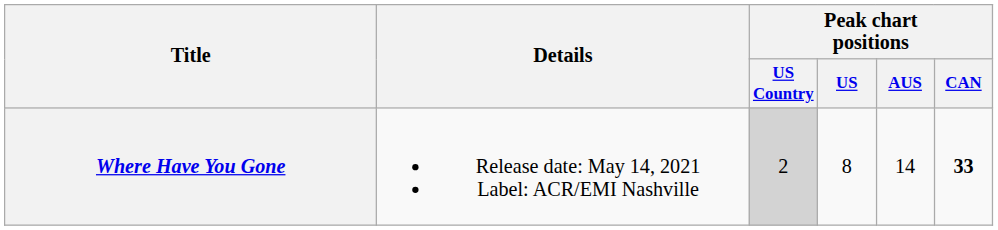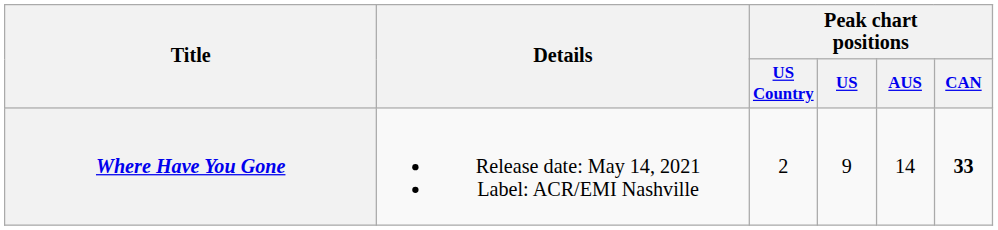(783, 166) lightgrey background -> (783, 166) no background
(847, 166) 8 -> (847, 166) 9
